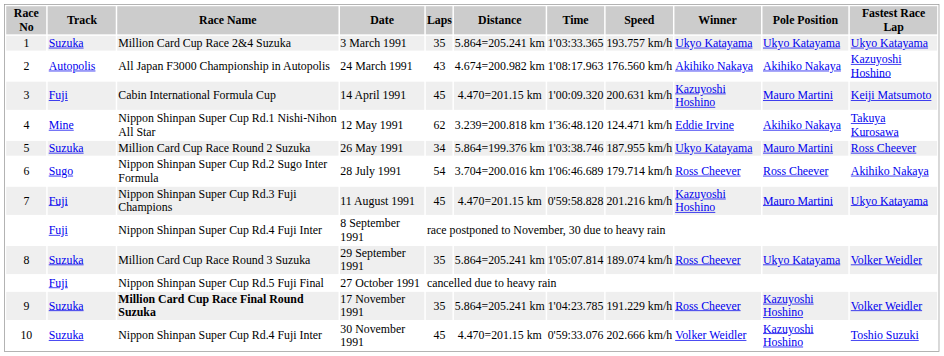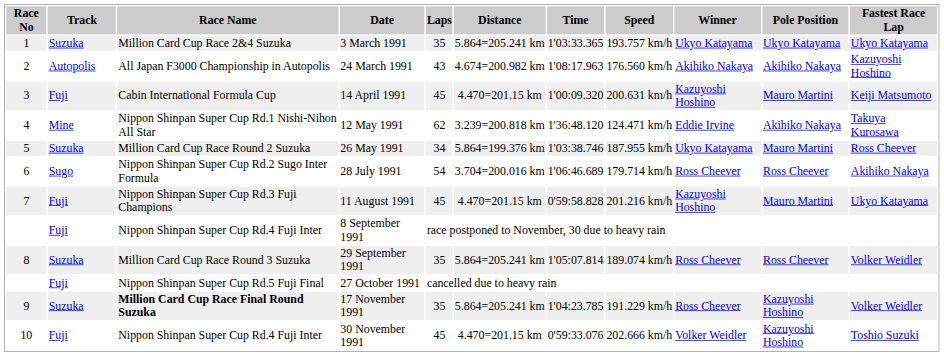(802, 260) Ukyo Katayama -> (796, 260) Ross Cheever
(66, 335) Suzuka -> (58, 335) Fuji
